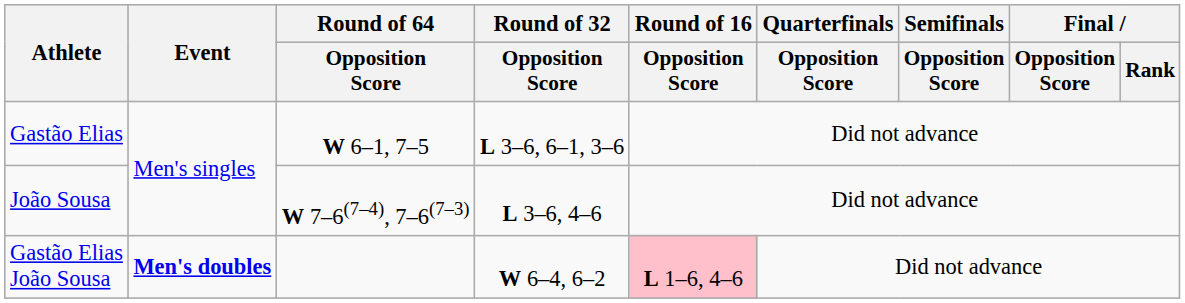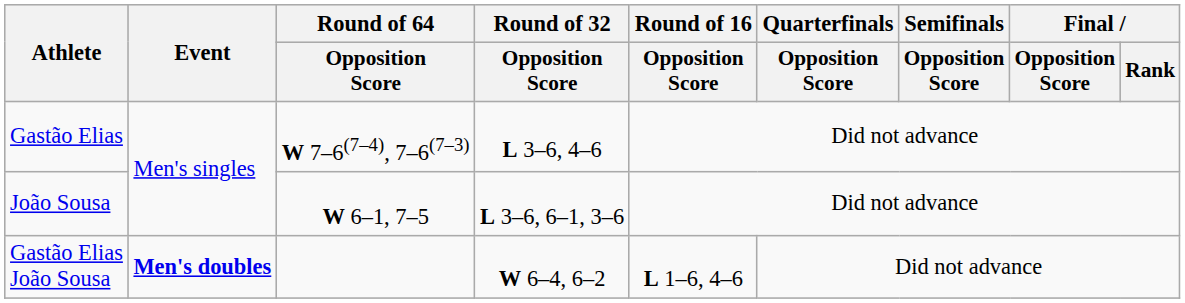(376, 146) W 6–1, 7–5 -> (376, 149) W 7–6(7–4), 7–6(7–3)
(552, 146) L 3–6, 6–1, 3–6 -> (552, 149) L 3–6, 4–6
(376, 213) W 7–6(7–4), 7–6(7–3) -> (376, 216) W 6–1, 7–5
(552, 213) L 3–6, 4–6 -> (552, 216) L 3–6, 6–1, 3–6
(693, 280) pink background -> (693, 280) no background
